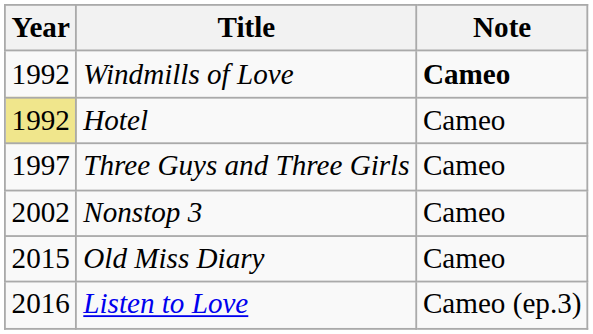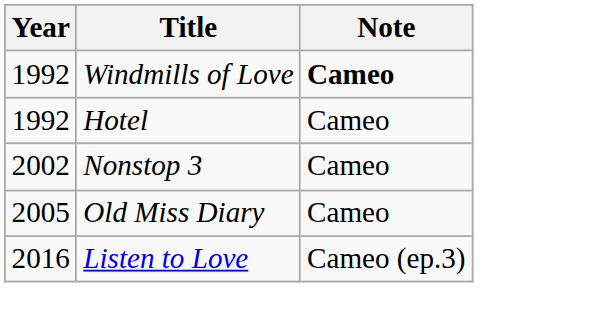(41, 119) khaki background -> (41, 119) no background
- row: (246, 166)
(41, 258) 2015 -> (41, 212) 2005
